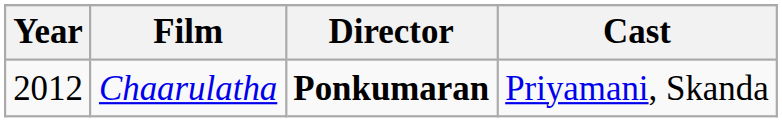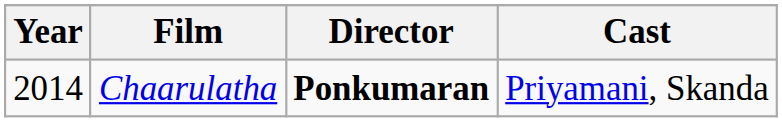(48, 87) 2012 -> (48, 87) 2014
